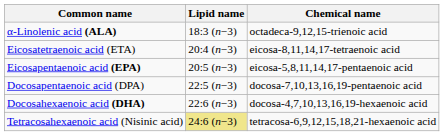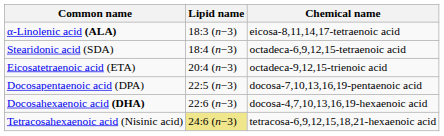(318, 31) octadeca-9,12,15-trienoic acid -> (325, 31) eicosa-8,11,14,17-tetraenoic acid
+ row: (60, 49)
(325, 49) eicosa-8,11,14,17-tetraenoic acid -> (318, 67) octadeca-9,12,15-trienoic acid
- row: (74, 67)
